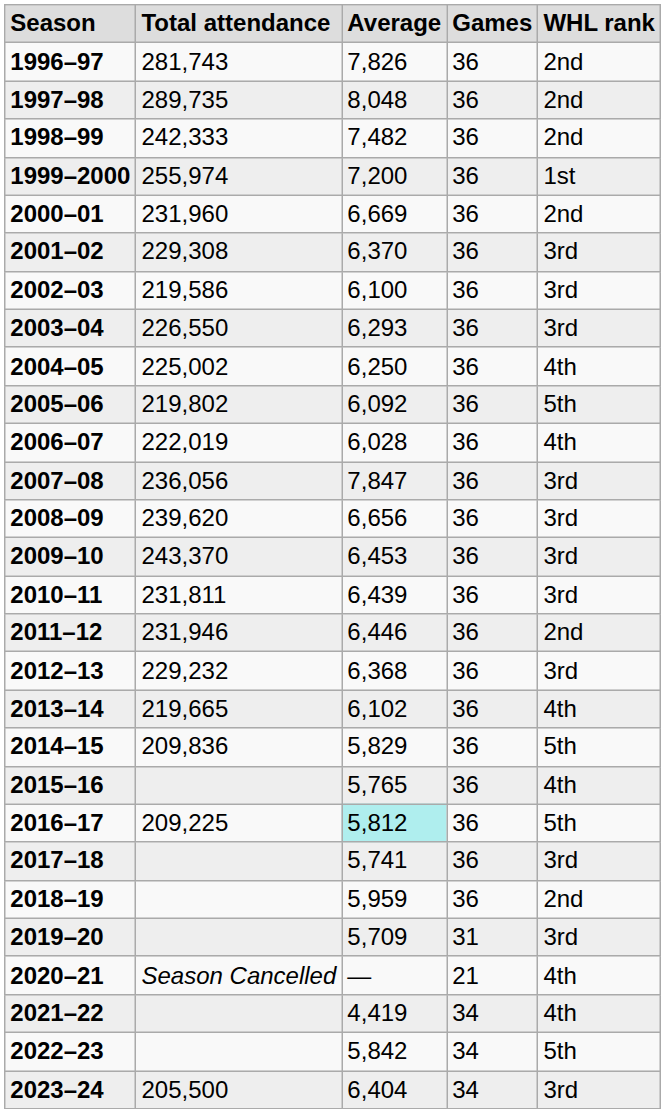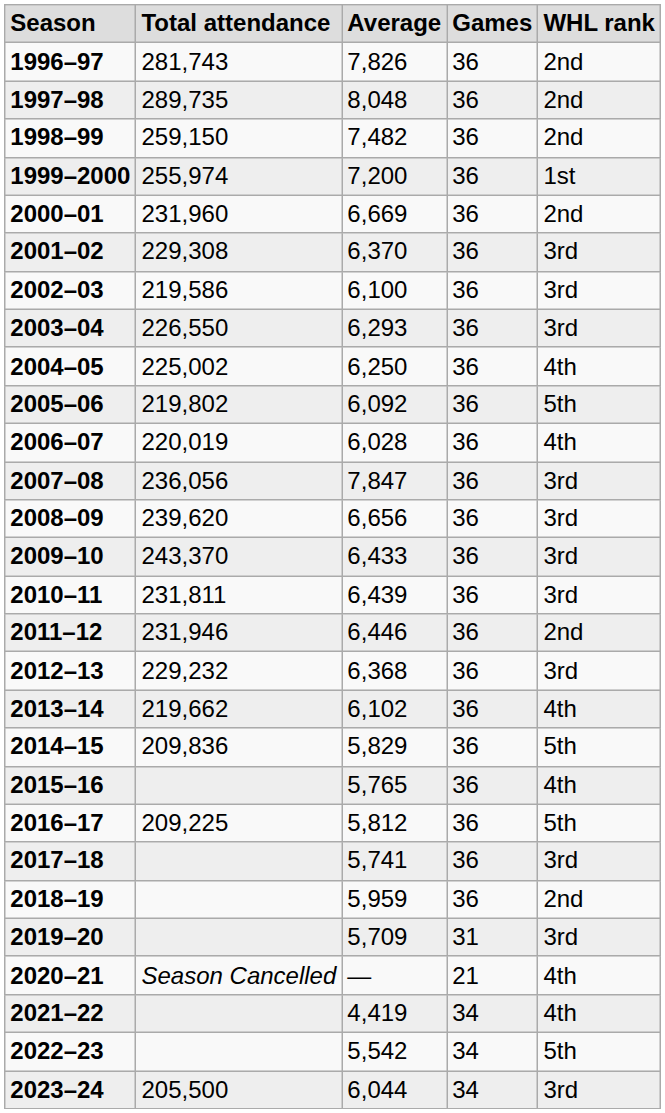(185, 137) 242,333 -> (185, 137) 259,150
(185, 442) 222,019 -> (185, 442) 220,019
(377, 556) 6,453 -> (377, 556) 6,433
(185, 708) 219,665 -> (185, 708) 219,662
(377, 822) paleturquoise background -> (377, 822) no background
(377, 1051) 5,842 -> (377, 1051) 5,542
(377, 1089) 6,404 -> (377, 1089) 6,044
